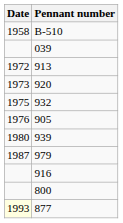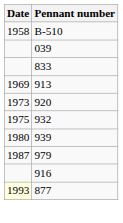+ row: (43, 66)
(18, 66) 1972 -> (18, 84) 1969
- row: (43, 119)
- row: (43, 191)
